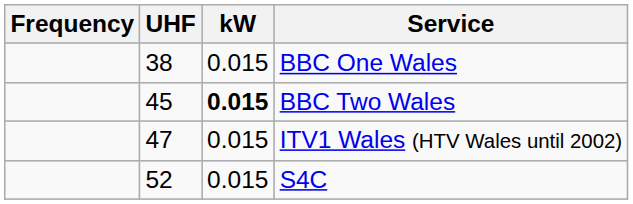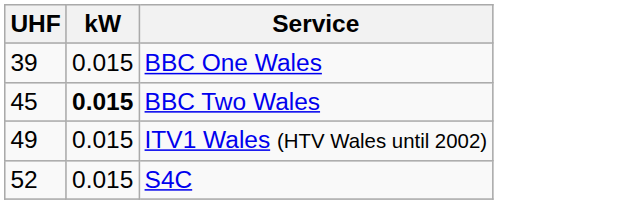- column: (72, 23)
(159, 62) 38 -> (24, 62) 39
(159, 140) 47 -> (24, 140) 49
